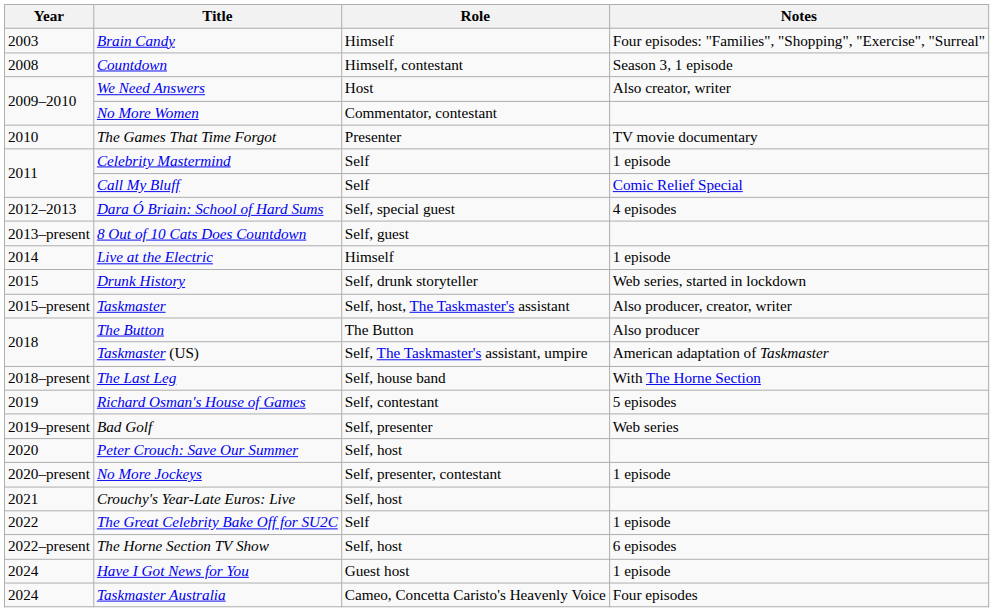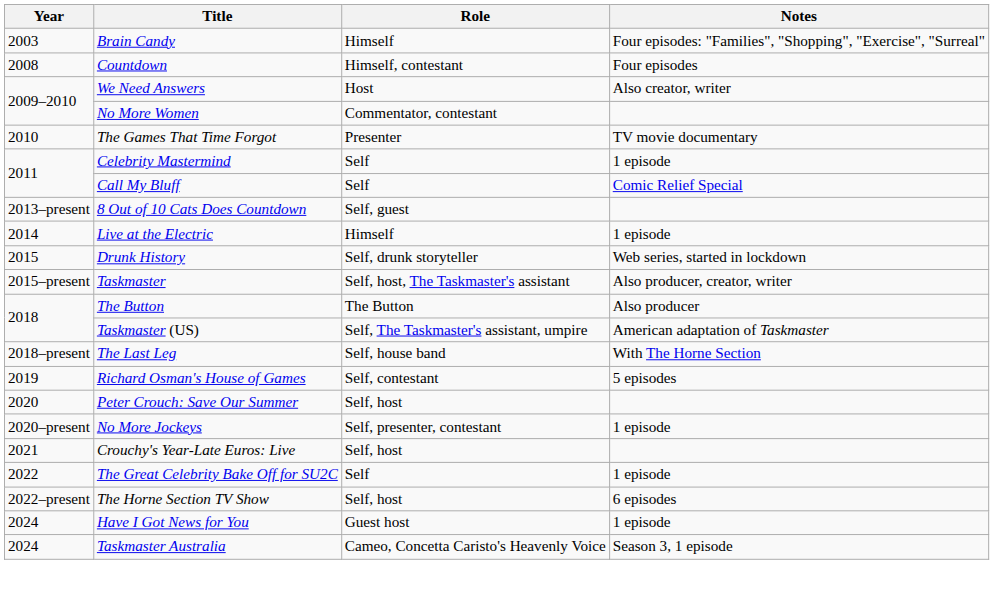(673, 64) Season 3, 1 episode -> (655, 64) Four episodes
- row: (210, 209)
- row: (125, 426)
(655, 595) Four episodes -> (673, 546) Season 3, 1 episode
